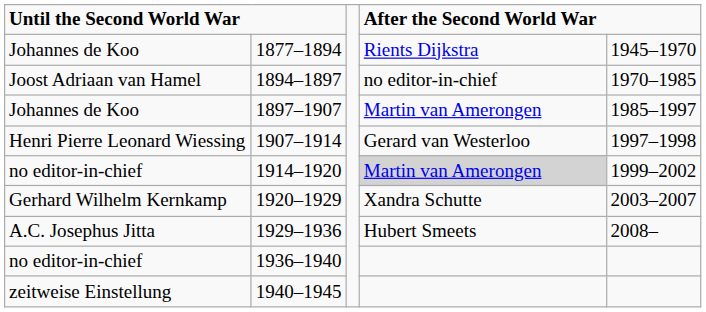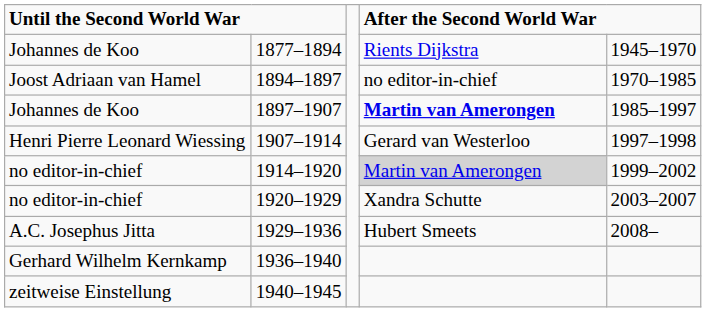(453, 110) normal -> (459, 110) bold
(118, 200) Gerhard Wilhelm Kernkamp -> (76, 200) no editor-in-chief
(76, 261) no editor-in-chief -> (118, 261) Gerhard Wilhelm Kernkamp
